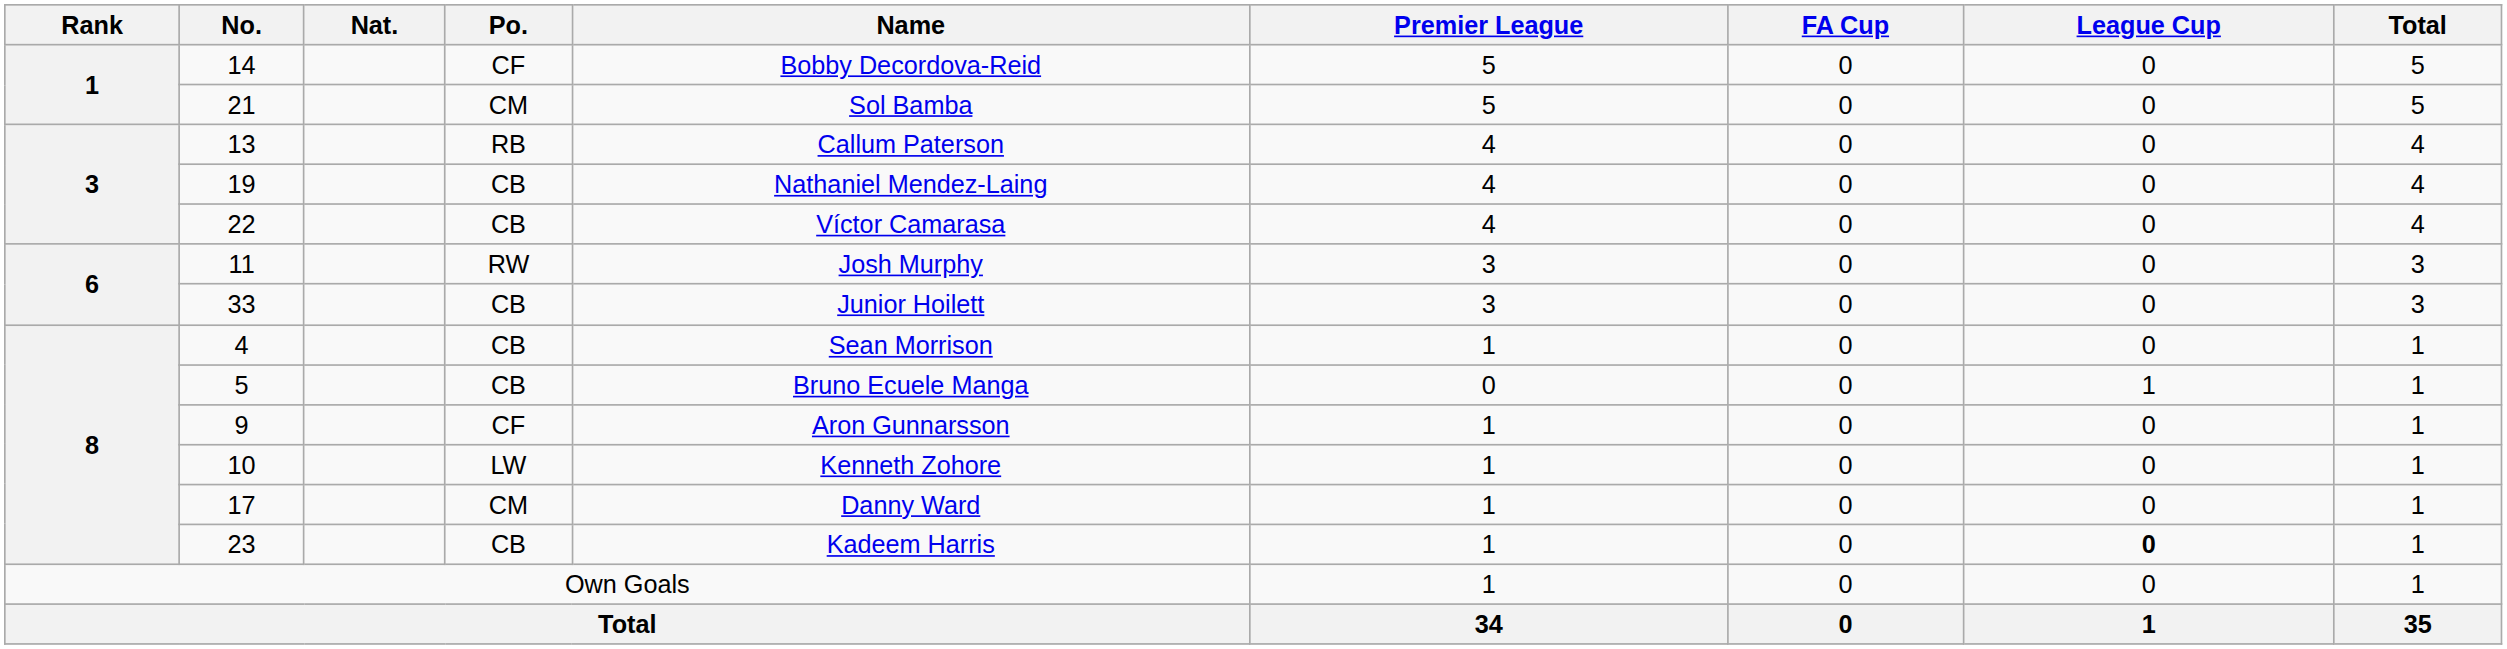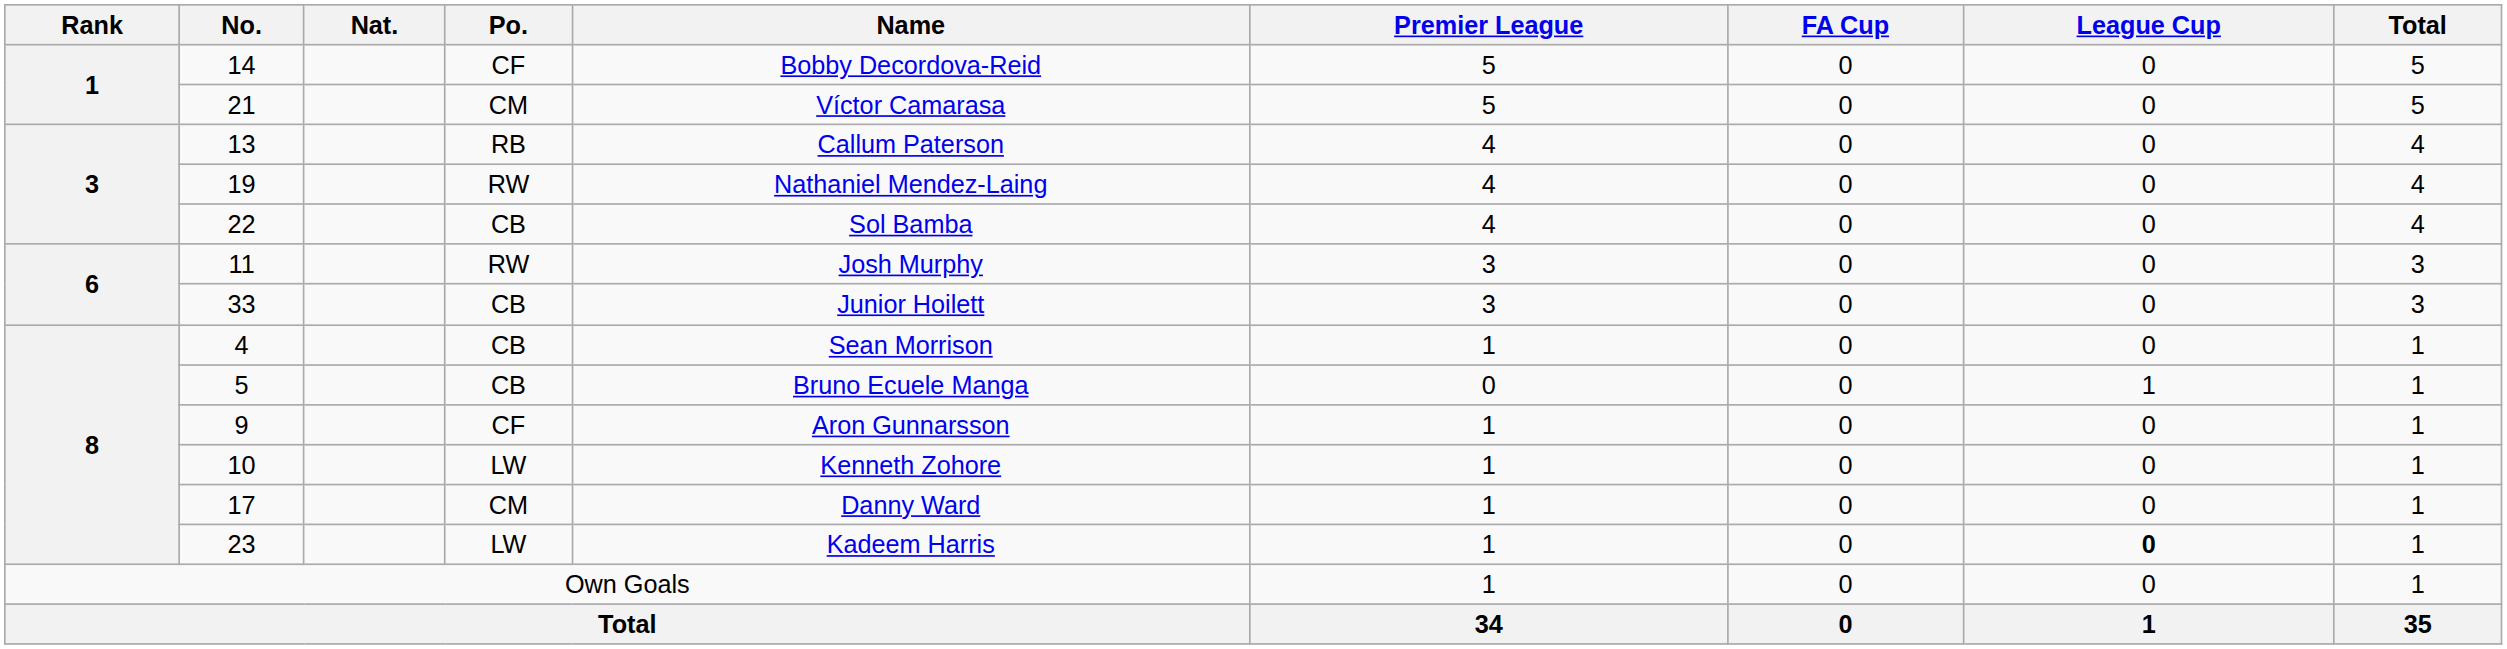(911, 105) Sol Bamba -> (911, 105) Víctor Camarasa
(508, 185) CB -> (508, 185) RW
(911, 225) Víctor Camarasa -> (911, 225) Sol Bamba
(508, 544) CB -> (508, 544) LW
